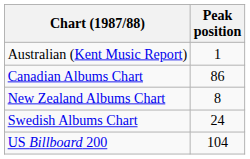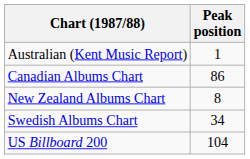(218, 120) 24 -> (218, 120) 34
